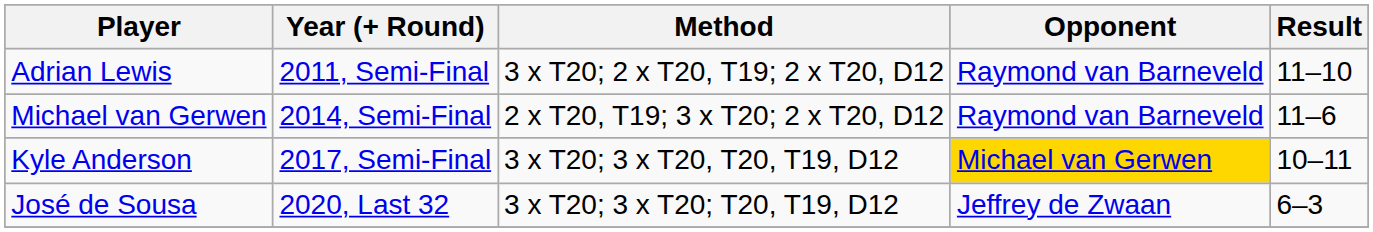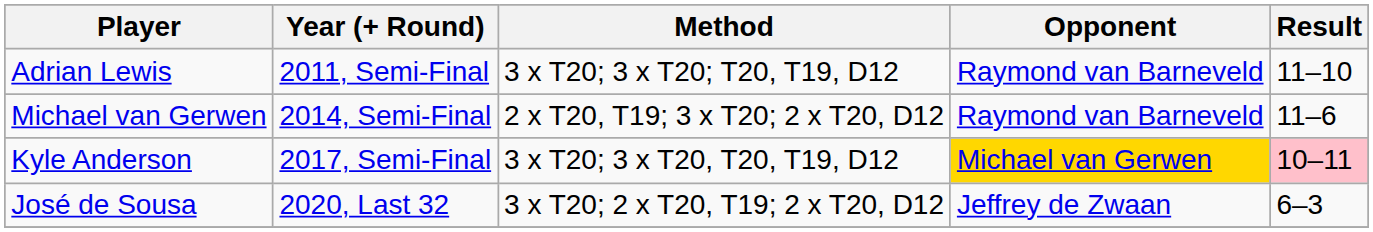(724, 71) 3 x T20; 2 x T20, T19; 2 x T20, D12 -> (701, 71) 3 x T20; 3 x T20; T20, T19, D12
(1314, 159) no background -> (1314, 159) pink background
(701, 204) 3 x T20; 3 x T20; T20, T19, D12 -> (724, 204) 3 x T20; 2 x T20, T19; 2 x T20, D12
